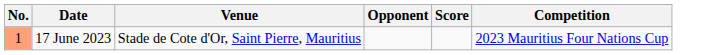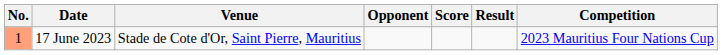+ column: (495, 15)
